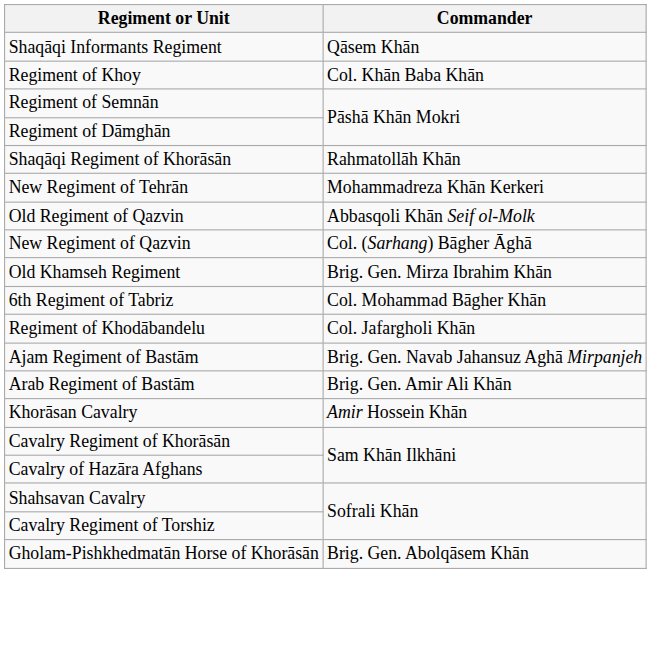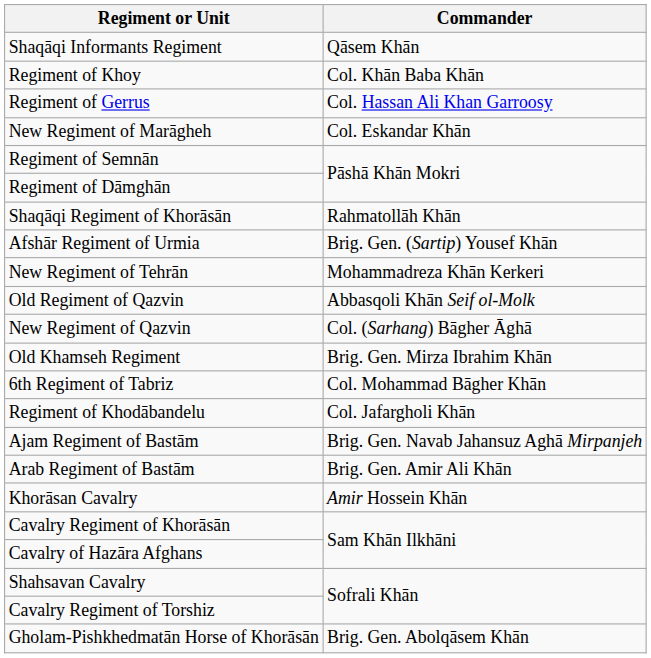+ row: (79, 103)
+ row: (110, 131)
+ row: (104, 243)
